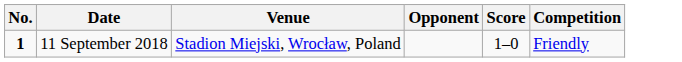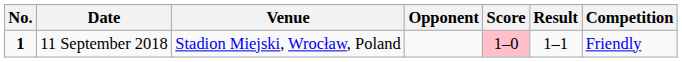+ column: (556, 17)
(506, 43) no background -> (506, 43) pink background
